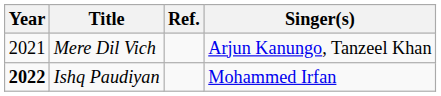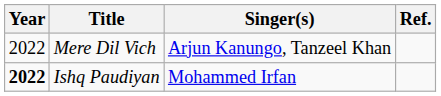columns swapped: (320, 18) <-> (184, 18)
(27, 47) 2021 -> (27, 47) 2022
